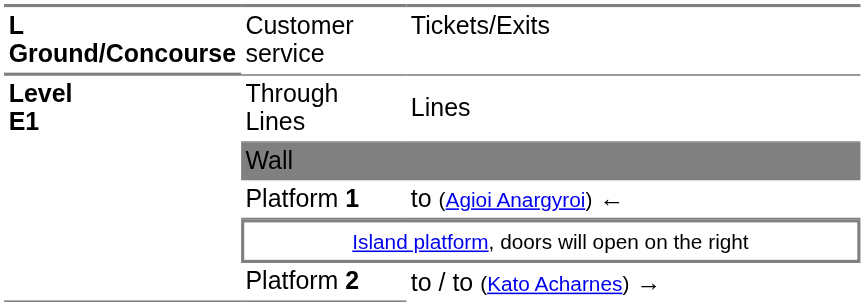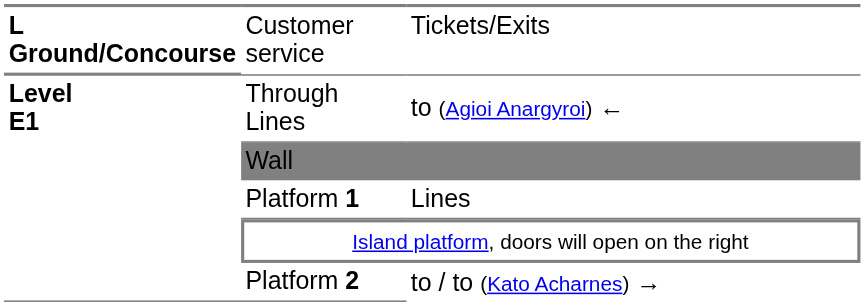(441, 108) Lines -> (518, 108) to (Agioi Anargyroi) ←
(518, 198) to (Agioi Anargyroi) ← -> (441, 198) Lines
